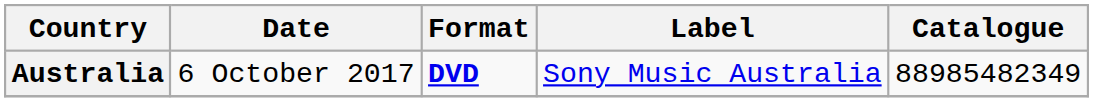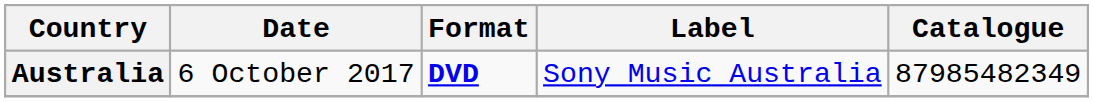(988, 74) 88985482349 -> (988, 74) 87985482349
